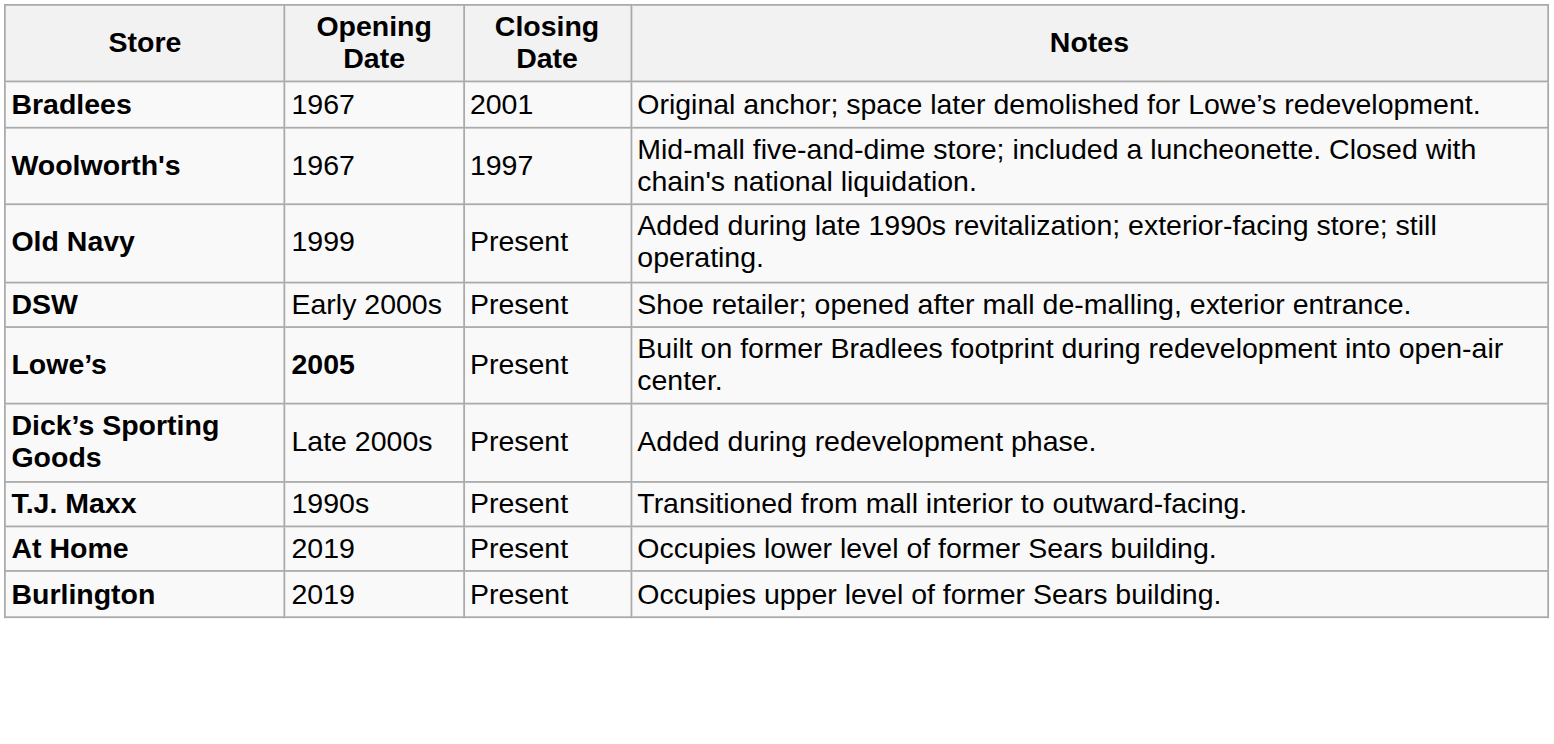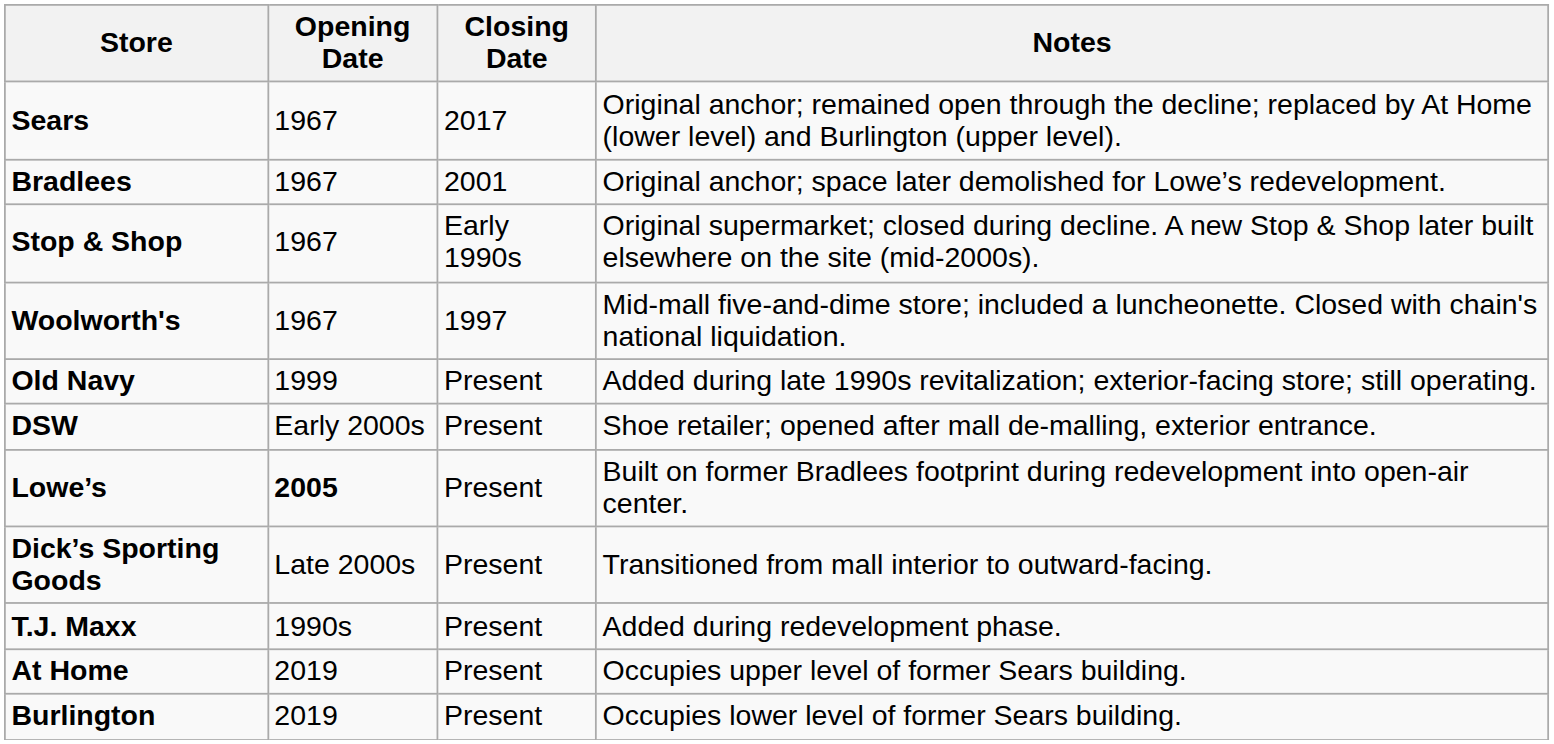+ row: (50, 120)
+ row: (97, 242)
(867, 442) Added during redevelopment phase. -> (908, 564) Transitioned from mall interior to outward-facing.
(942, 503) Transitioned from mall interior to outward-facing. -> (832, 625) Added during redevelopment phase.
(927, 548) Occupies lower level of former Sears building. -> (895, 670) Occupies upper level of former Sears building.
(929, 593) Occupies upper level of former Sears building. -> (892, 716) Occupies lower level of former Sears building.
